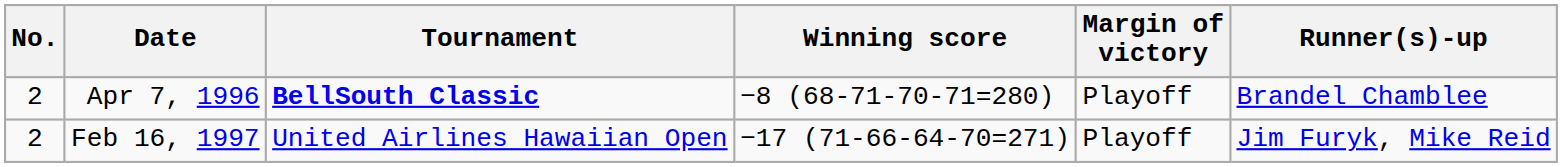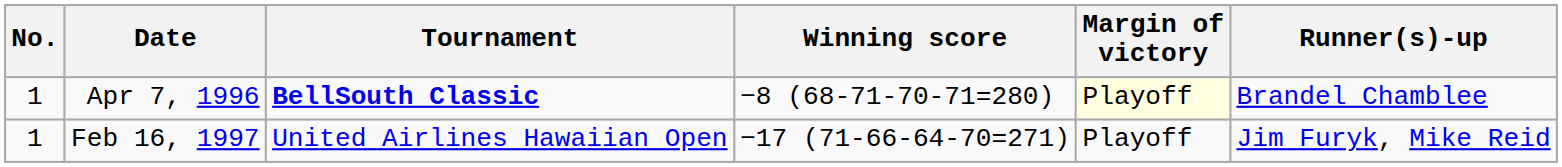(35, 98) 2 -> (35, 98) 1
(1138, 98) no background -> (1138, 98) lightyellow background
(35, 141) 2 -> (35, 141) 1
